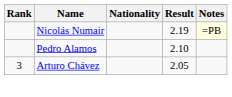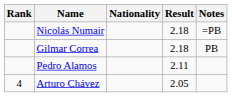(179, 31) 2.19 -> (179, 31) 2.18
(211, 31) lightyellow background -> (211, 31) no background
+ row: (67, 48)
(179, 48) 2.10 -> (179, 66) 2.11
(19, 66) 3 -> (19, 83) 4
